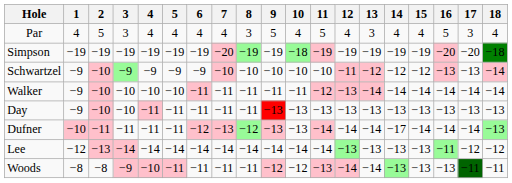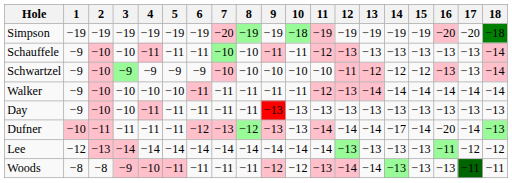- row: (34, 33)
+ row: (33, 52)
(446, 129) −14 -> (446, 129) −20
